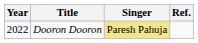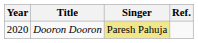(18, 30) 2022 -> (18, 30) 2020
